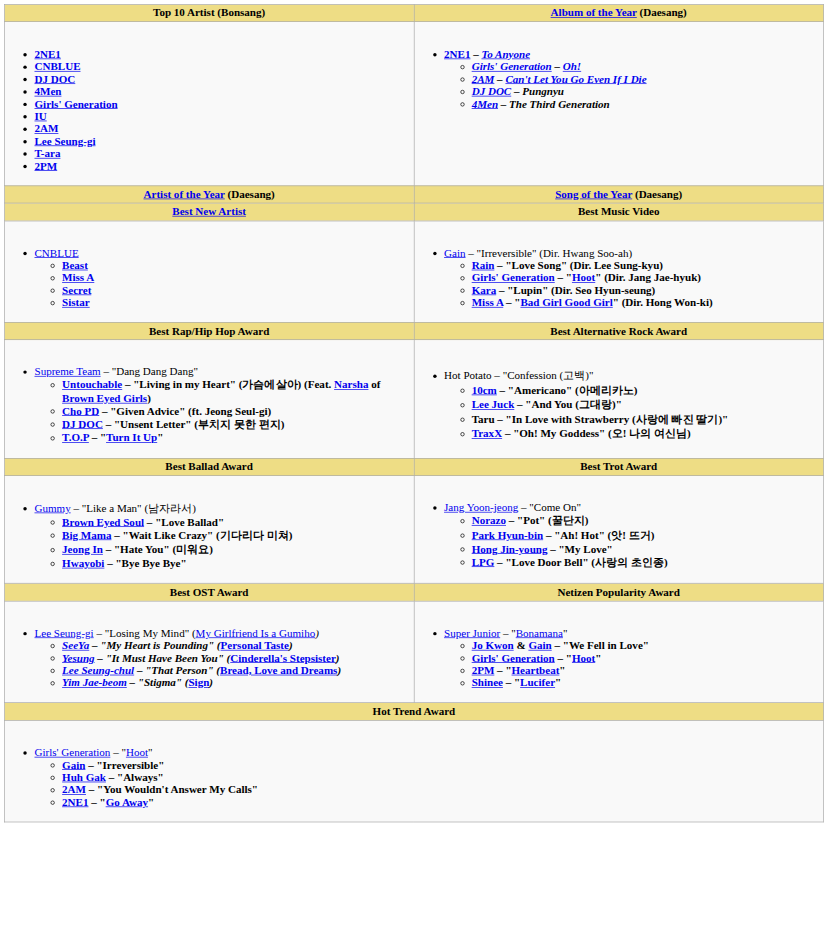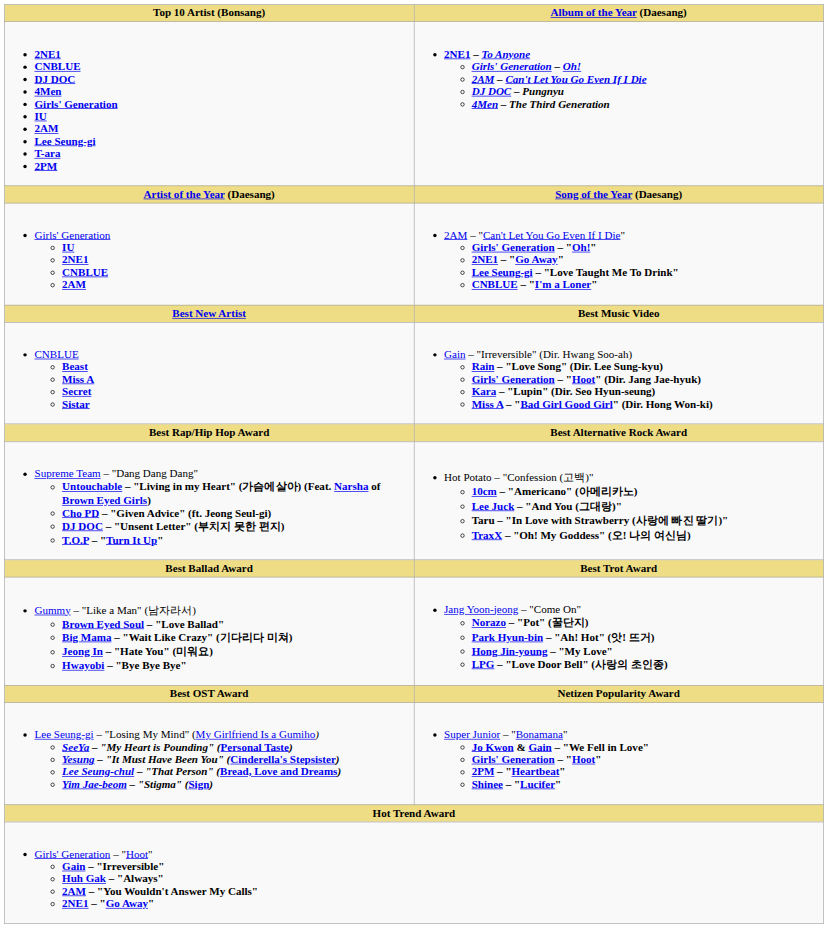+ row: (209, 260)
